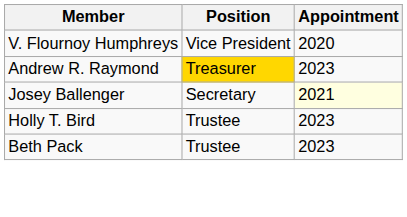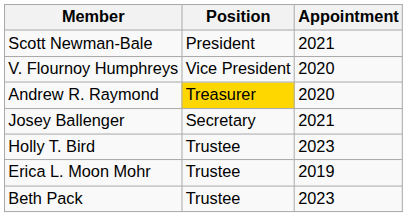+ row: (80, 43)
(316, 69) 2023 -> (316, 95) 2020
(316, 95) lightyellow background -> (316, 120) no background
+ row: (79, 172)
